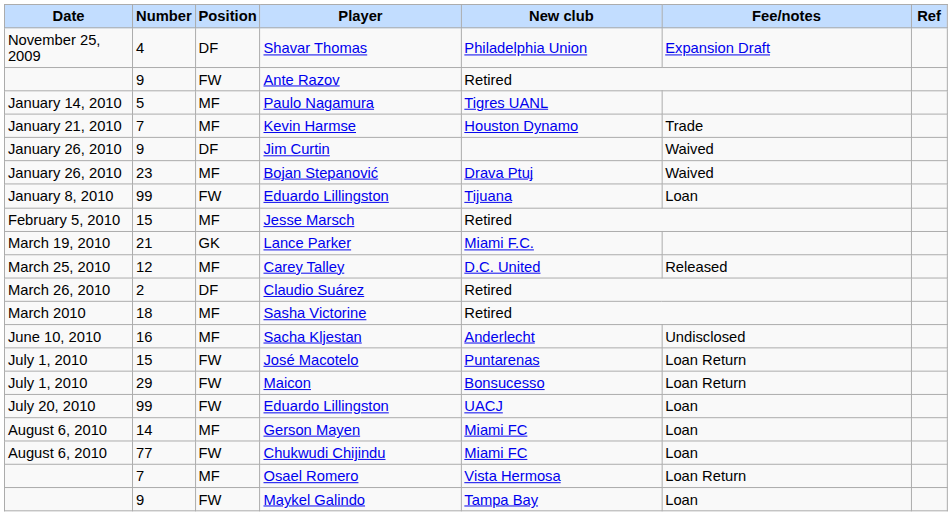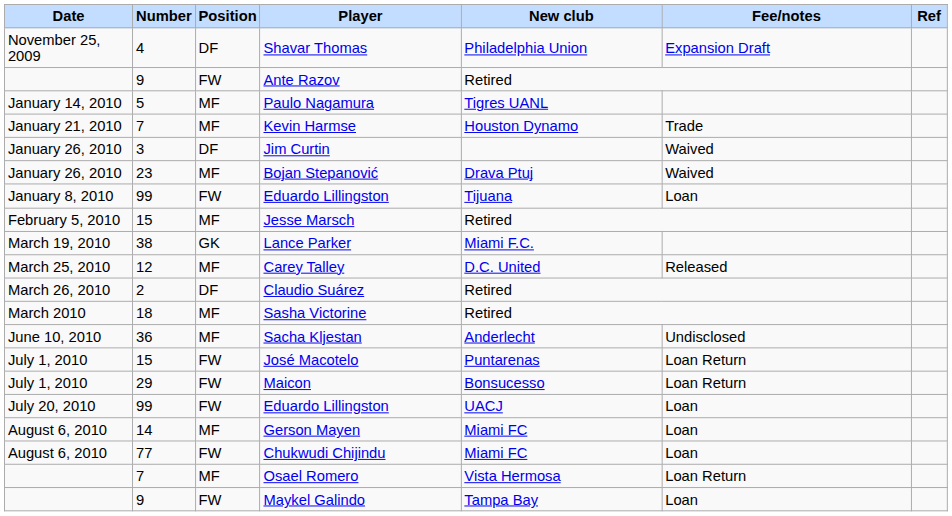(140, 150) 9 -> (140, 150) 3
(144, 243) 21 -> (144, 243) 38
(144, 336) 16 -> (144, 336) 36
